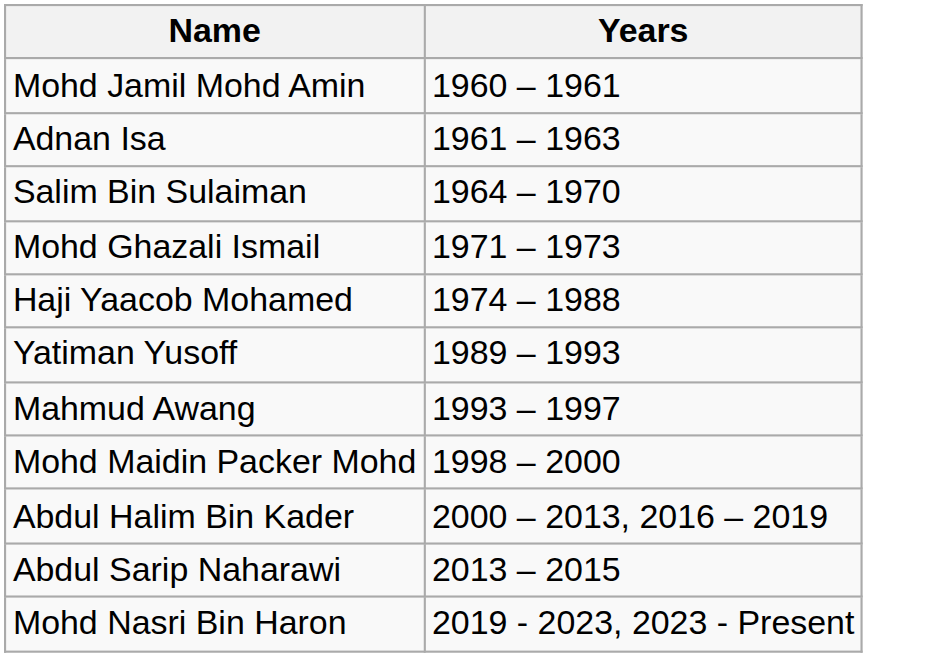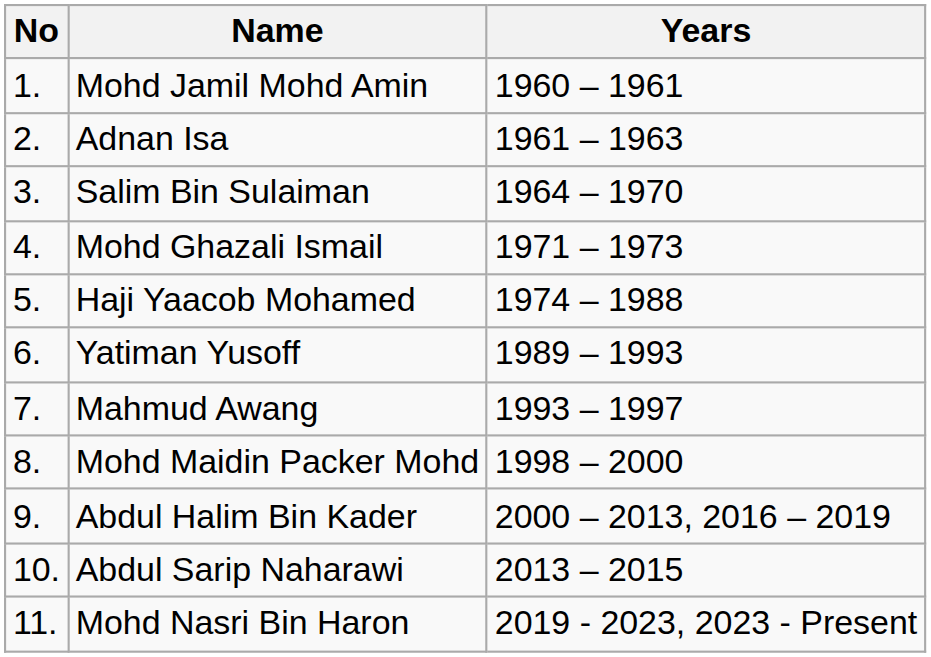+ column: (36, 31)
